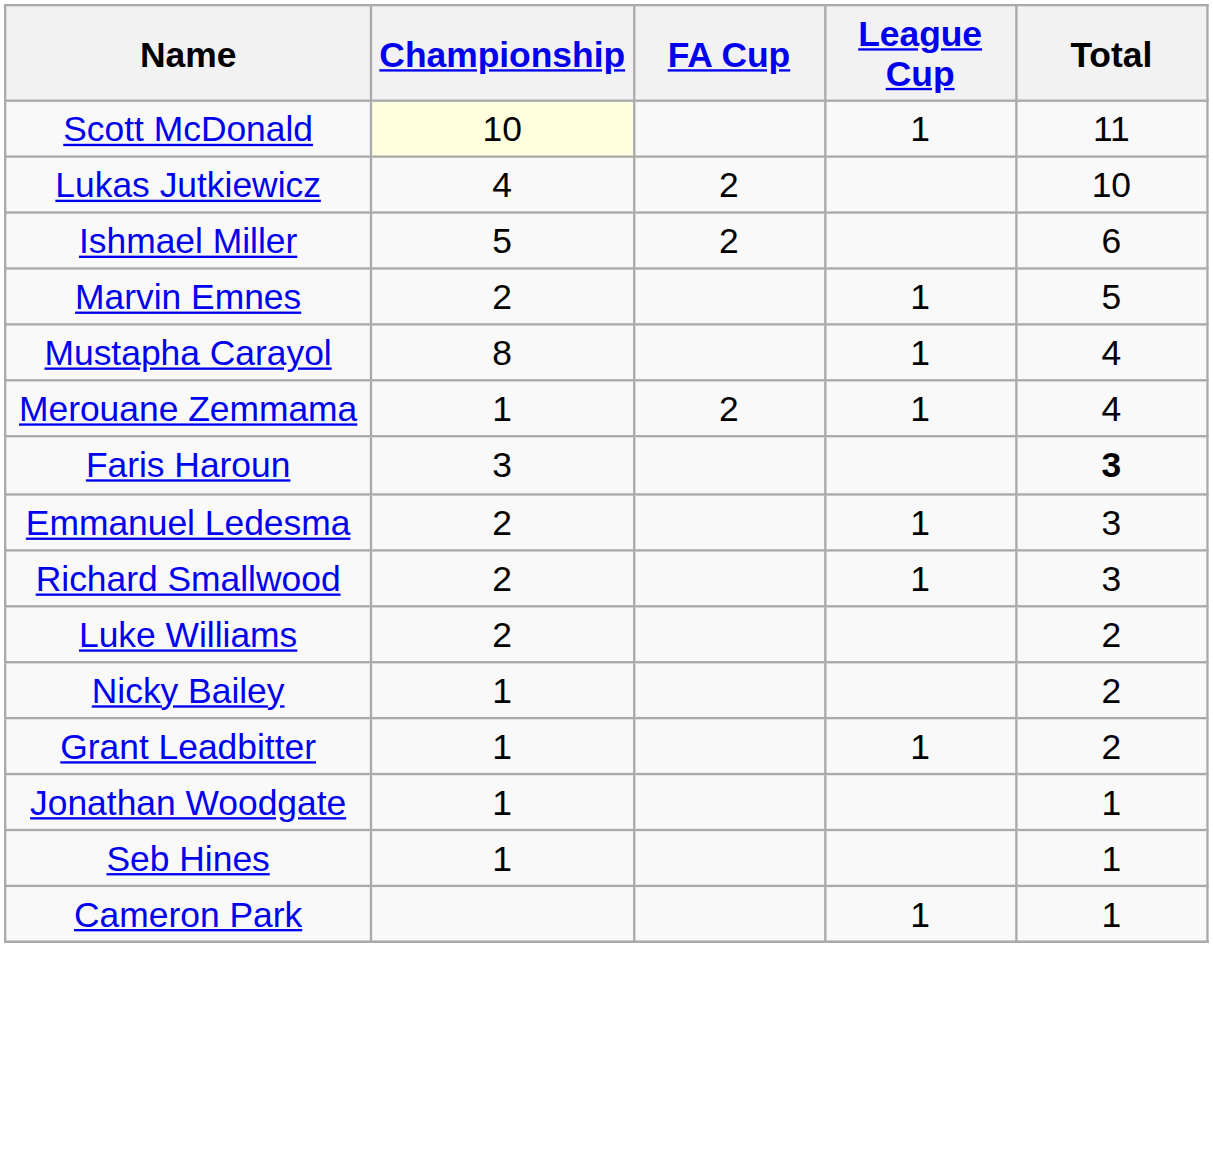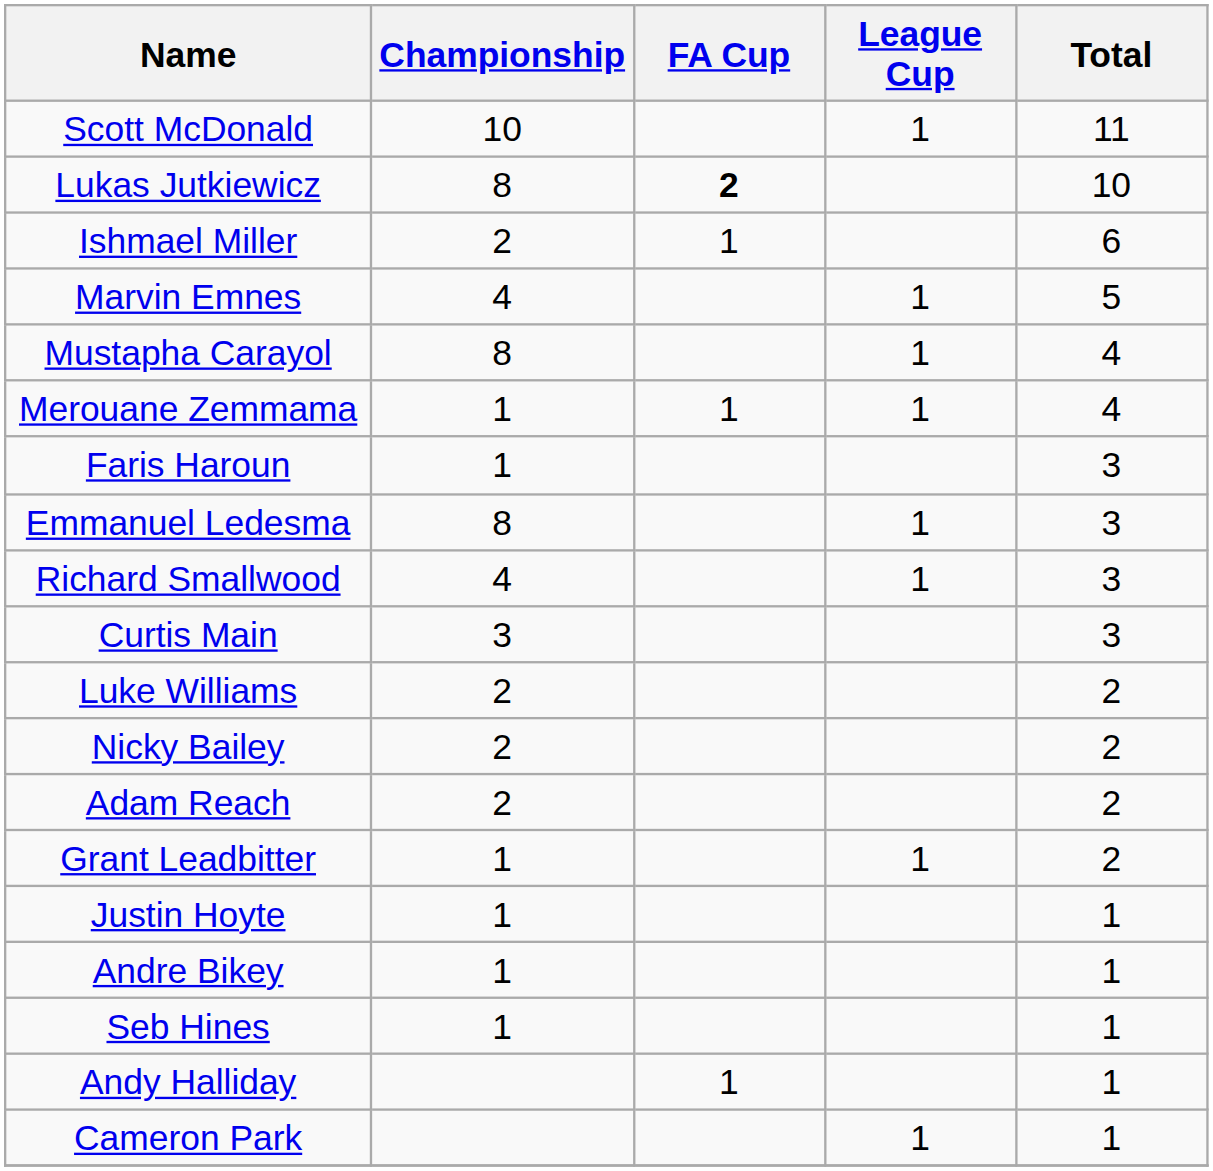(502, 129) lightyellow background -> (502, 129) no background
(502, 185) 4 -> (502, 185) 8
(729, 185) normal -> (729, 185) bold
(502, 241) 5 -> (502, 241) 2
(729, 241) 2 -> (729, 241) 1
(502, 297) 2 -> (502, 297) 4
(729, 409) 2 -> (729, 409) 1
(502, 465) 3 -> (502, 465) 1
(1111, 465) bold -> (1111, 465) normal
(502, 522) 2 -> (502, 522) 8
(502, 578) 2 -> (502, 578) 4
+ row: (188, 634)
(502, 690) 1 -> (502, 746) 2
+ row: (188, 802)
- row: (188, 802)
+ row: (188, 914)
+ row: (188, 970)
+ row: (188, 1082)
